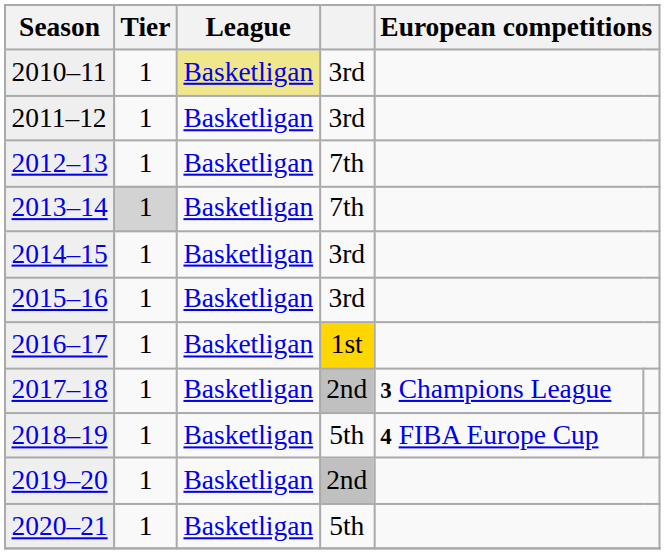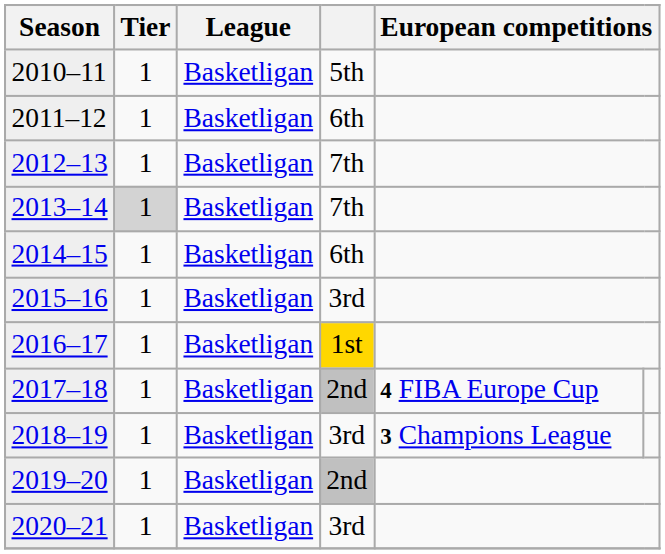(248, 72) khaki background -> (248, 72) no background
(347, 72) 3rd -> (347, 72) 5th
(347, 117) 3rd -> (347, 117) 6th
(347, 253) 3rd -> (347, 253) 6th
(496, 389) 3 Champions League -> (489, 389) 4 FIBA Europe Cup
(347, 434) 5th -> (347, 434) 3rd
(489, 434) 4 FIBA Europe Cup -> (496, 434) 3 Champions League
(347, 525) 5th -> (347, 525) 3rd
